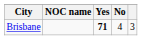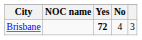(103, 27) 71 -> (103, 27) 72
